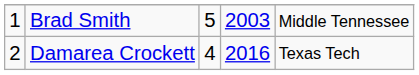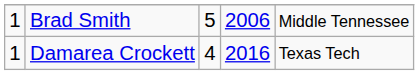(248, 20) 2003 -> (248, 20) 2006
(15, 52) 2 -> (15, 52) 1
